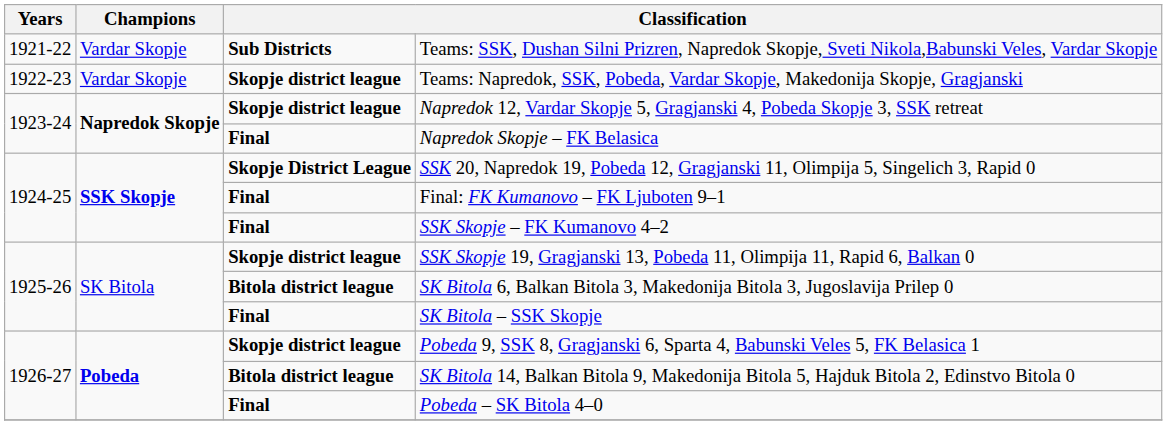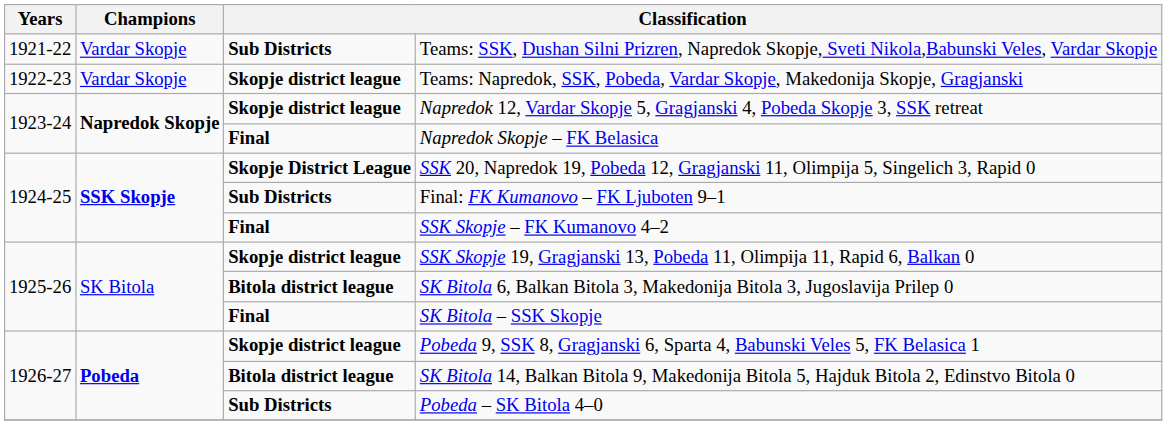(249, 197) Final -> (280, 197) Sub Districts
(249, 405) Final -> (280, 405) Sub Districts
